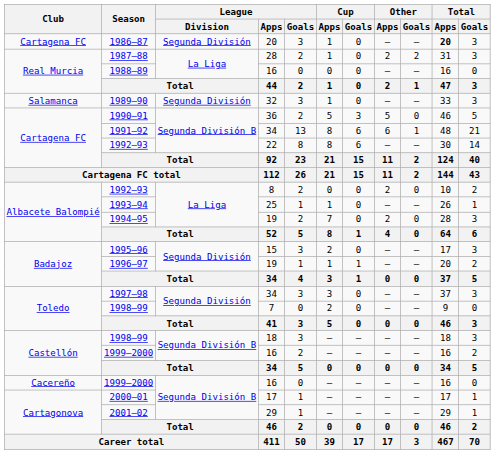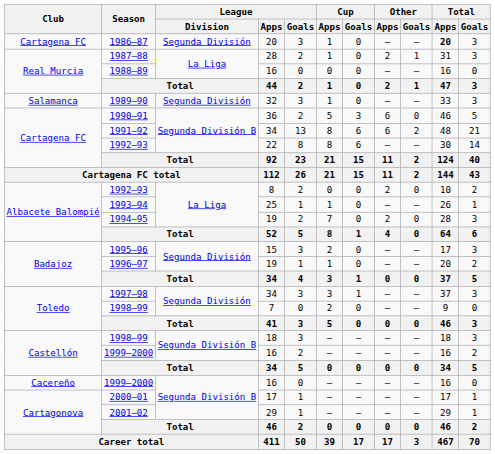(417, 56) 2 -> (417, 56) 1
(388, 116) 5 -> (388, 116) 6
(417, 130) 1 -> (417, 130) 2
(359, 264) 1 -> (359, 264) 0
(359, 294) 0 -> (359, 294) 1
